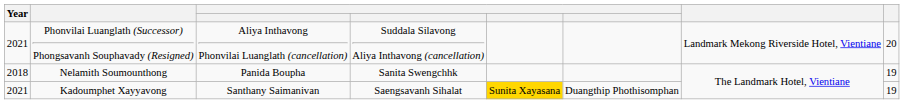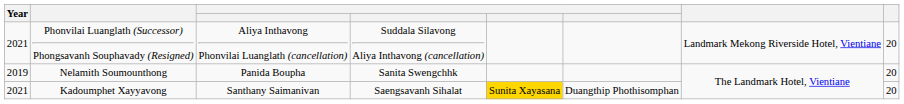(17, 73) 2018 -> (17, 73) 2019
(891, 73) 19 -> (891, 73) 20
(891, 90) 19 -> (891, 90) 20
